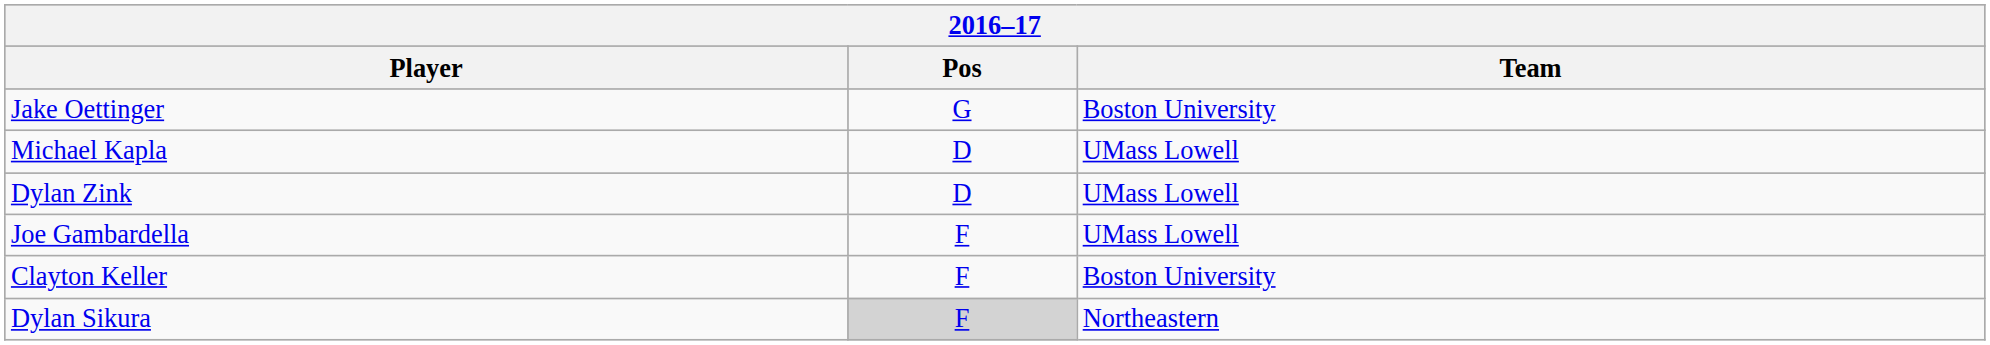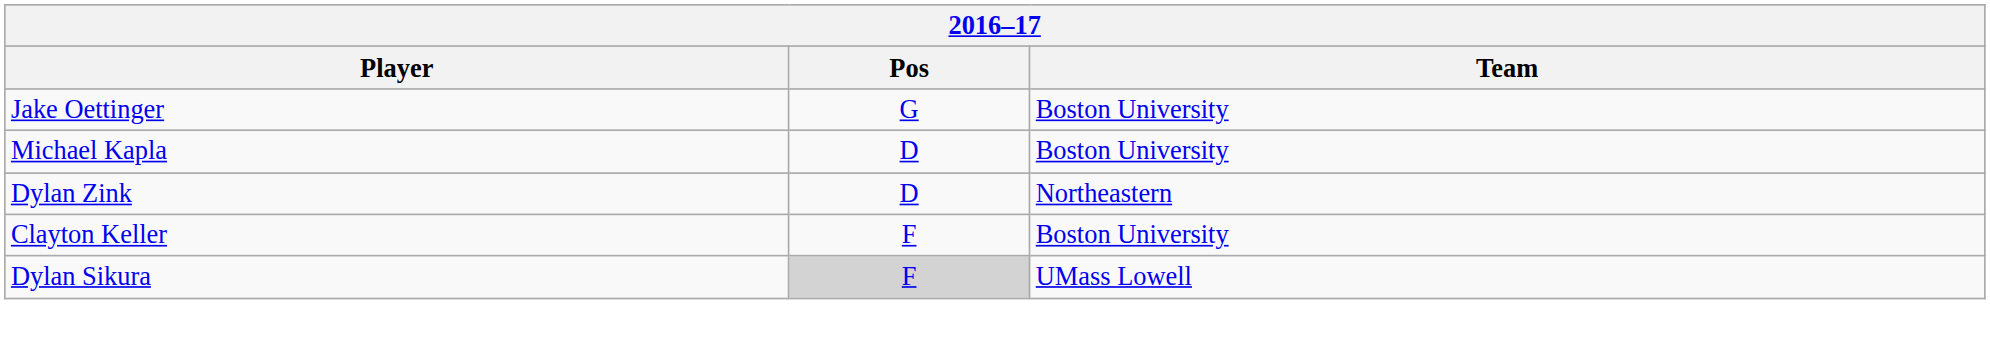(1161, 151) UMass Lowell -> (1132, 151) Boston University
(1161, 192) UMass Lowell -> (1104, 192) Northeastern
- row: (100, 234)
(1151, 318) Northeastern -> (1114, 276) UMass Lowell
